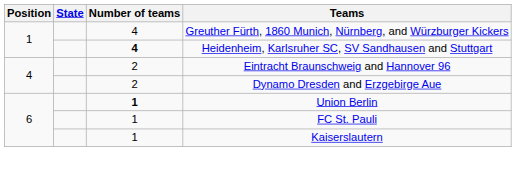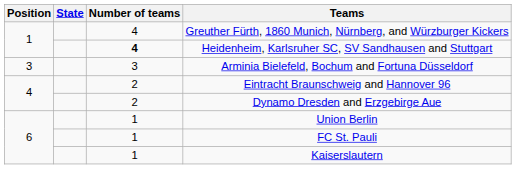+ row: (347, 66)
(135, 102) bold -> (135, 119) normal
